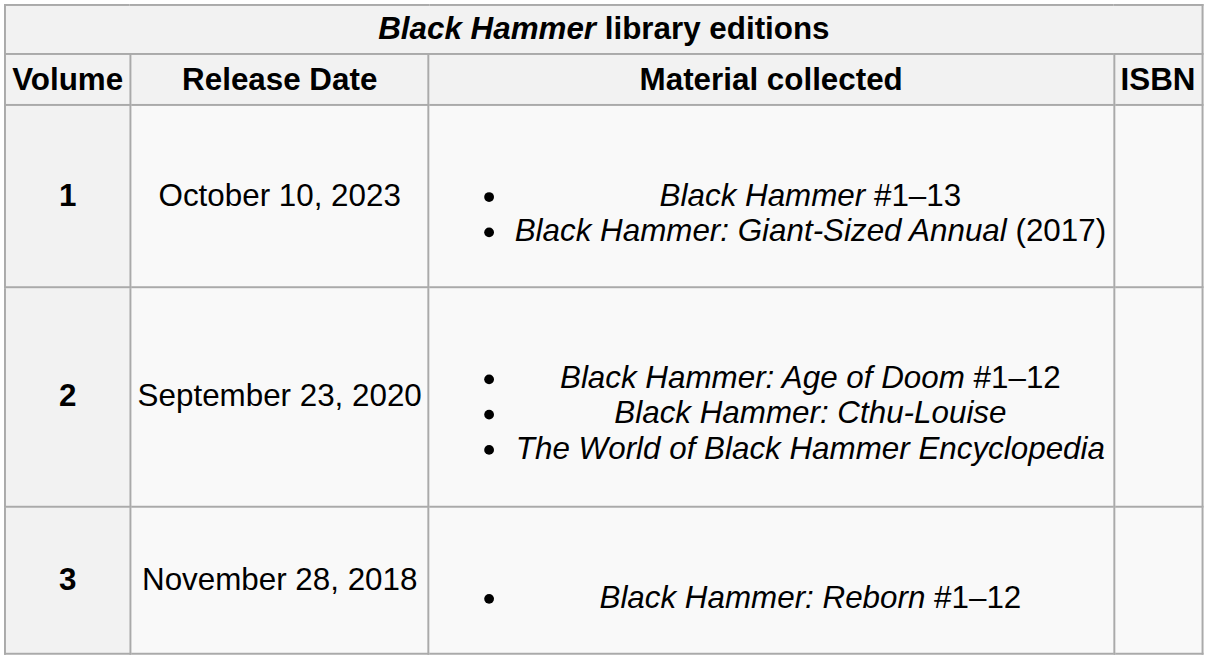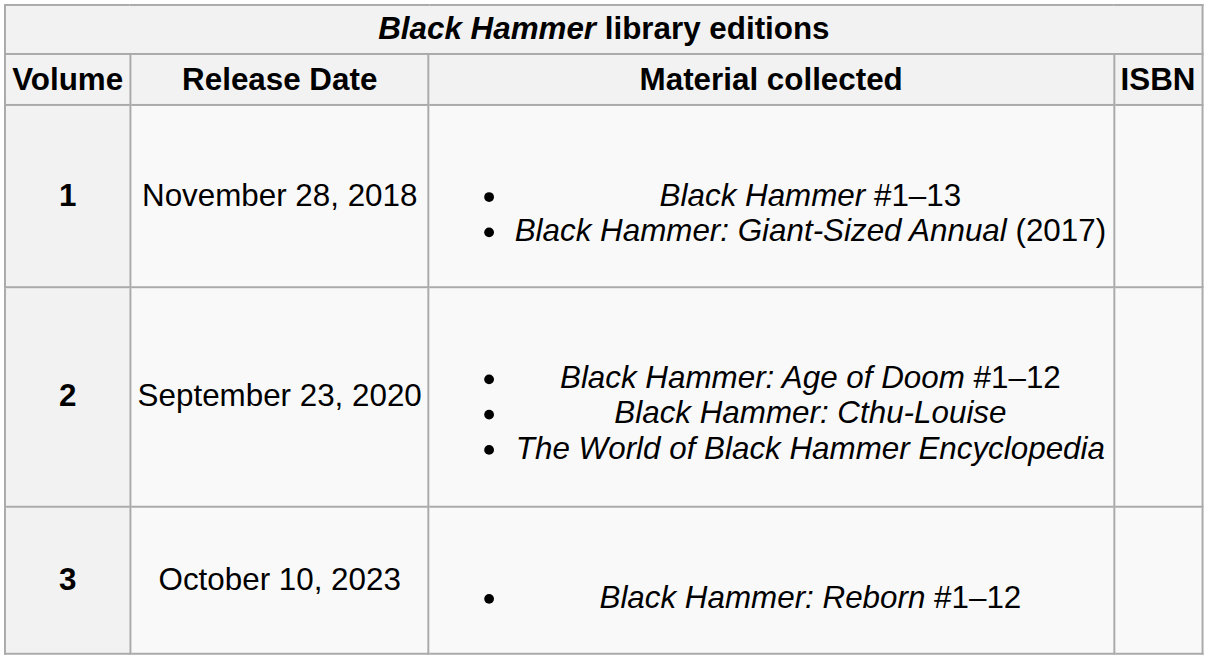(280, 195) October 10, 2023 -> (280, 195) November 28, 2018
(280, 579) November 28, 2018 -> (280, 579) October 10, 2023
